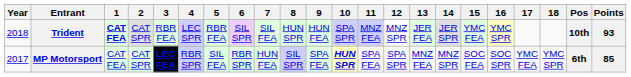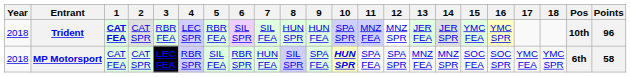(609, 33) 93 -> (609, 33) 96
(18, 59) 2017 -> (18, 59) 2018
(609, 59) 85 -> (609, 59) 58
